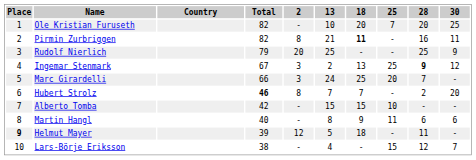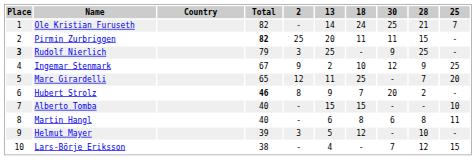columns swapped: (392, 12) <-> (455, 12)
(330, 26) 10 -> (330, 26) 14
(361, 26) 20 -> (361, 26) 24
(424, 26) 20 -> (424, 26) 21
(264, 39) normal -> (264, 39) bold
(299, 39) 8 -> (299, 39) 25
(330, 39) 21 -> (330, 39) 20
(361, 39) bold -> (361, 39) normal
(424, 39) 16 -> (424, 39) 15
(19, 53) normal -> (19, 53) bold
(299, 53) 20 -> (299, 53) 3
(299, 66) 3 -> (299, 66) 9
(361, 66) 13 -> (361, 66) 10
(424, 66) bold -> (424, 66) normal
(264, 80) 66 -> (264, 80) 65
(299, 80) 3 -> (299, 80) 12
(330, 80) 24 -> (330, 80) 11
(330, 93) 7 -> (330, 93) 9
(264, 107) 42 -> (264, 107) 40
(330, 120) 8 -> (330, 120) 6
(361, 120) 9 -> (361, 120) 8
(424, 120) 6 -> (424, 120) 8
(19, 134) bold -> (19, 134) normal
(299, 134) 12 -> (299, 134) 3
(361, 134) 18 -> (361, 134) 12
(424, 134) 11 -> (424, 134) 10
